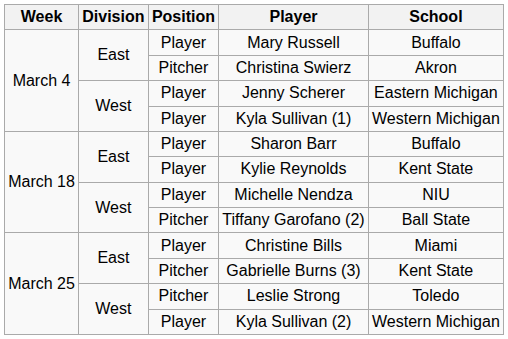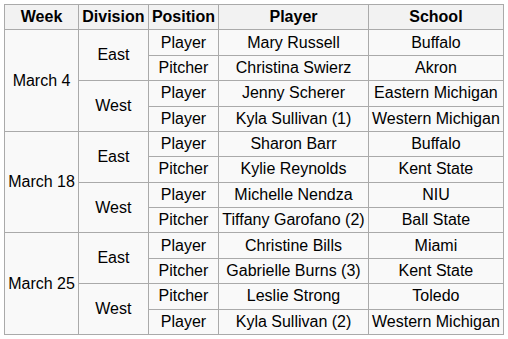(183, 169) Player -> (183, 169) Pitcher
